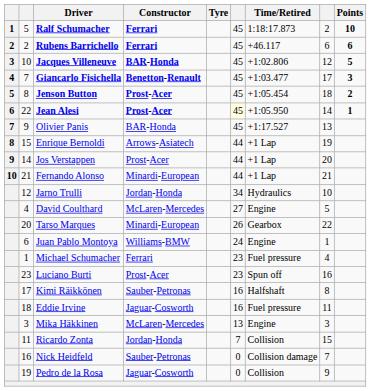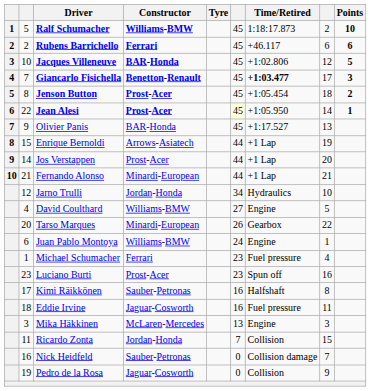(142, 28) Ferrari -> (159, 28) Williams-BMW
(268, 77) normal -> (268, 77) bold
(165, 208) McLaren-Mercedes -> (158, 208) Williams-BMW
